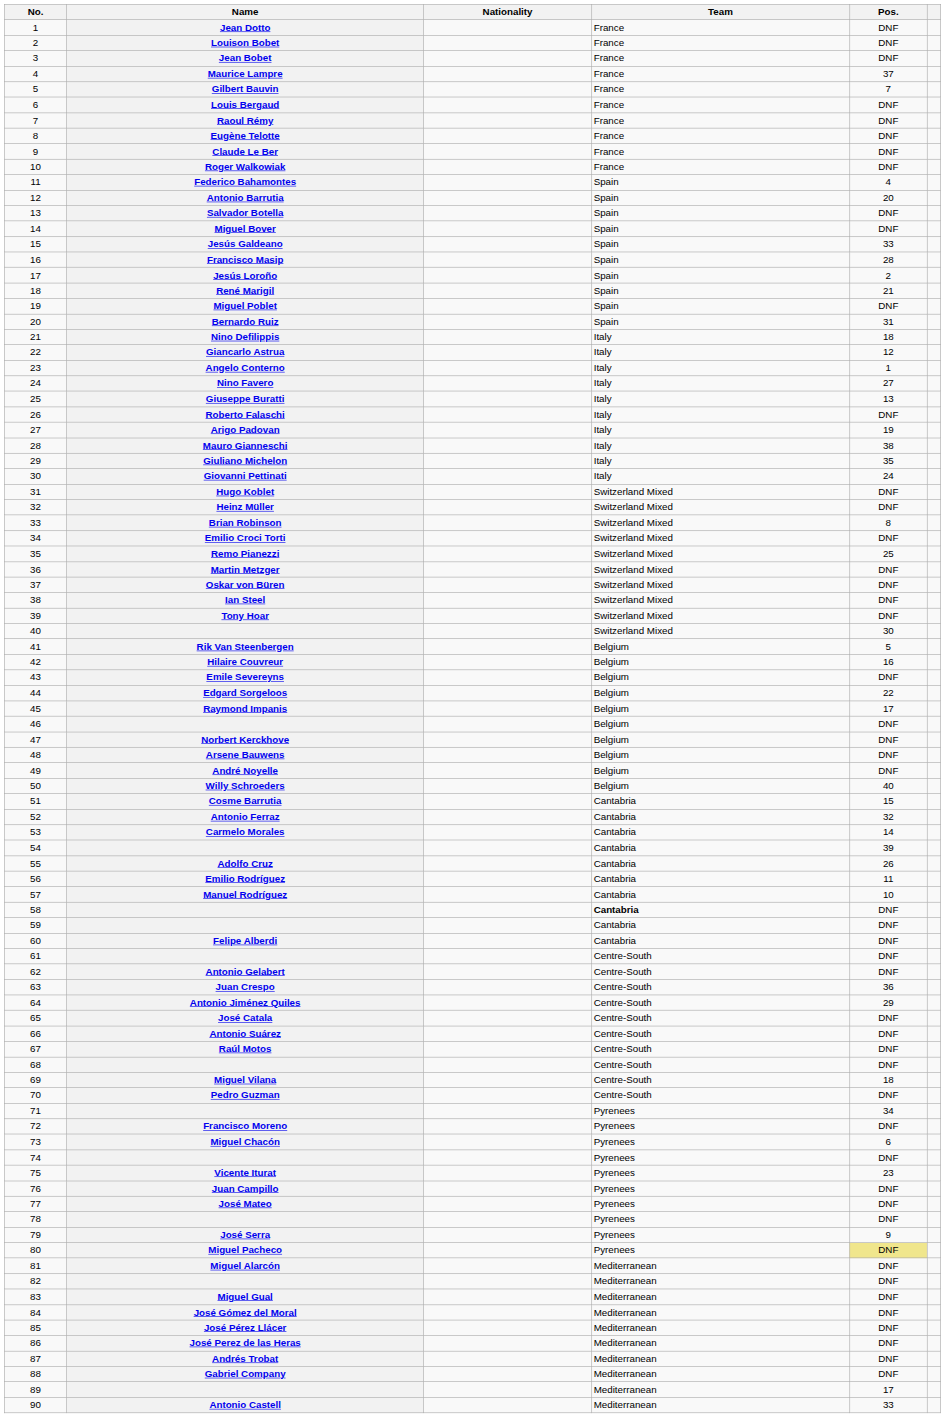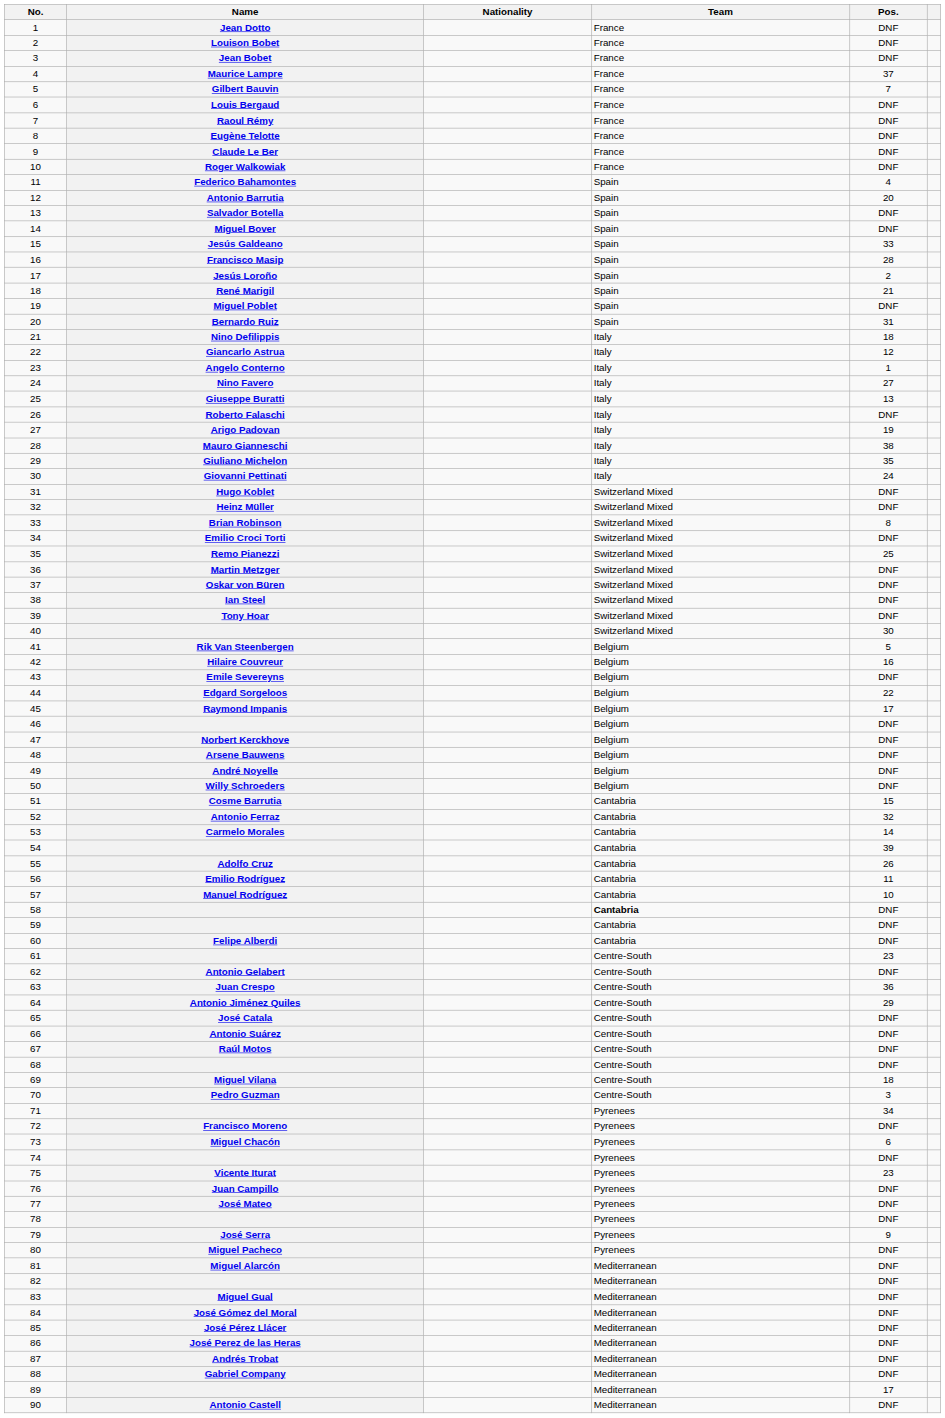(888, 786) 40 -> (888, 786) DNF
(888, 956) DNF -> (888, 956) 23
(888, 1095) DNF -> (888, 1095) 3
(888, 1250) khaki background -> (888, 1250) no background
(888, 1405) 33 -> (888, 1405) DNF
